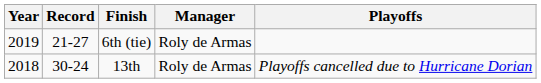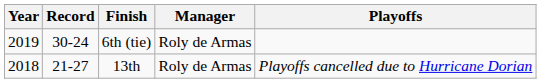(70, 41) 21-27 -> (70, 41) 30-24
(70, 66) 30-24 -> (70, 66) 21-27
